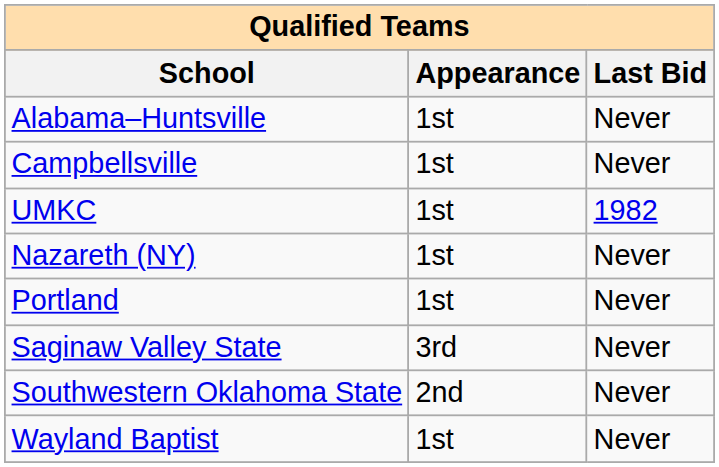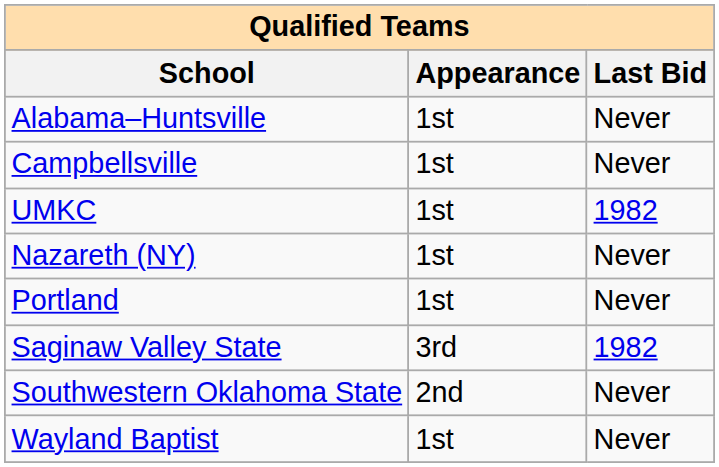(632, 347) Never -> (626, 347) 1982
